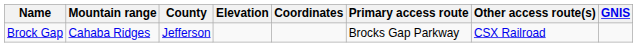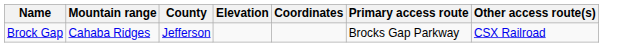- column: (616, 13)
